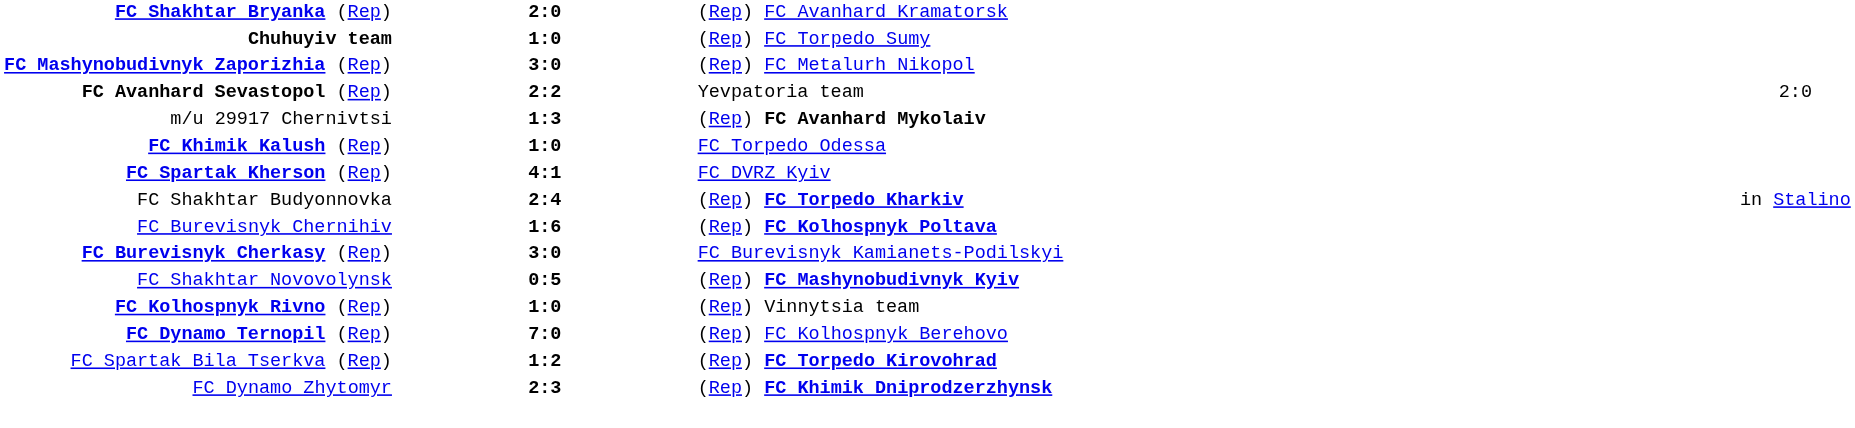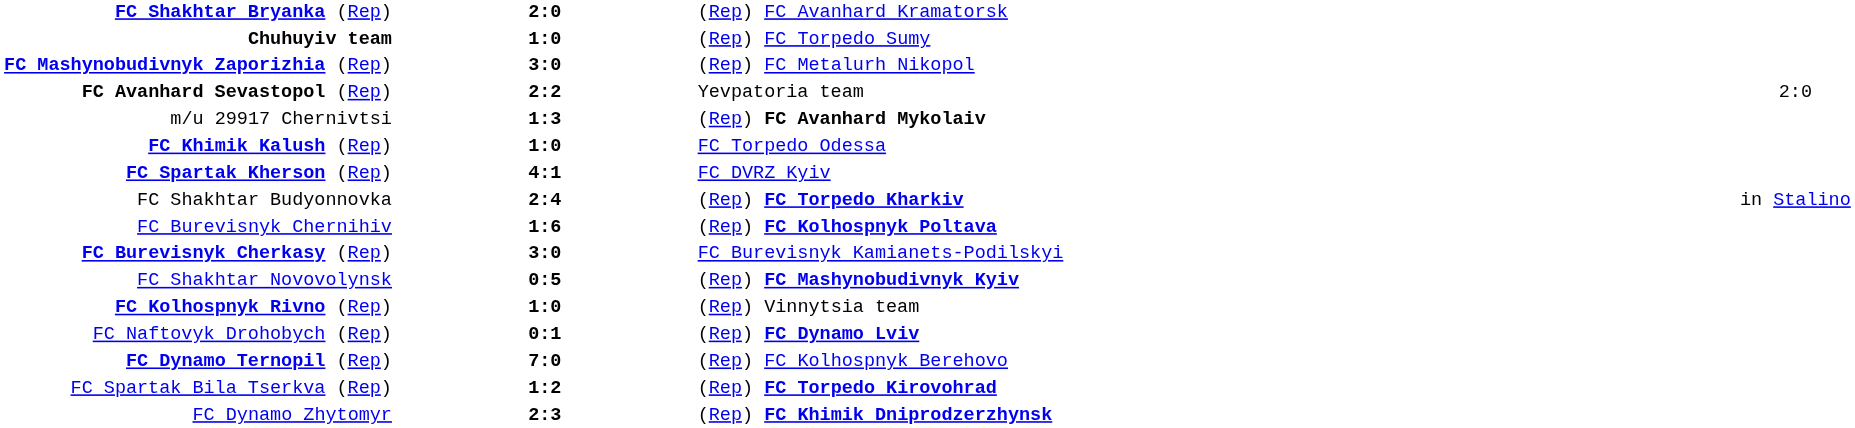+ row: (242, 334)
